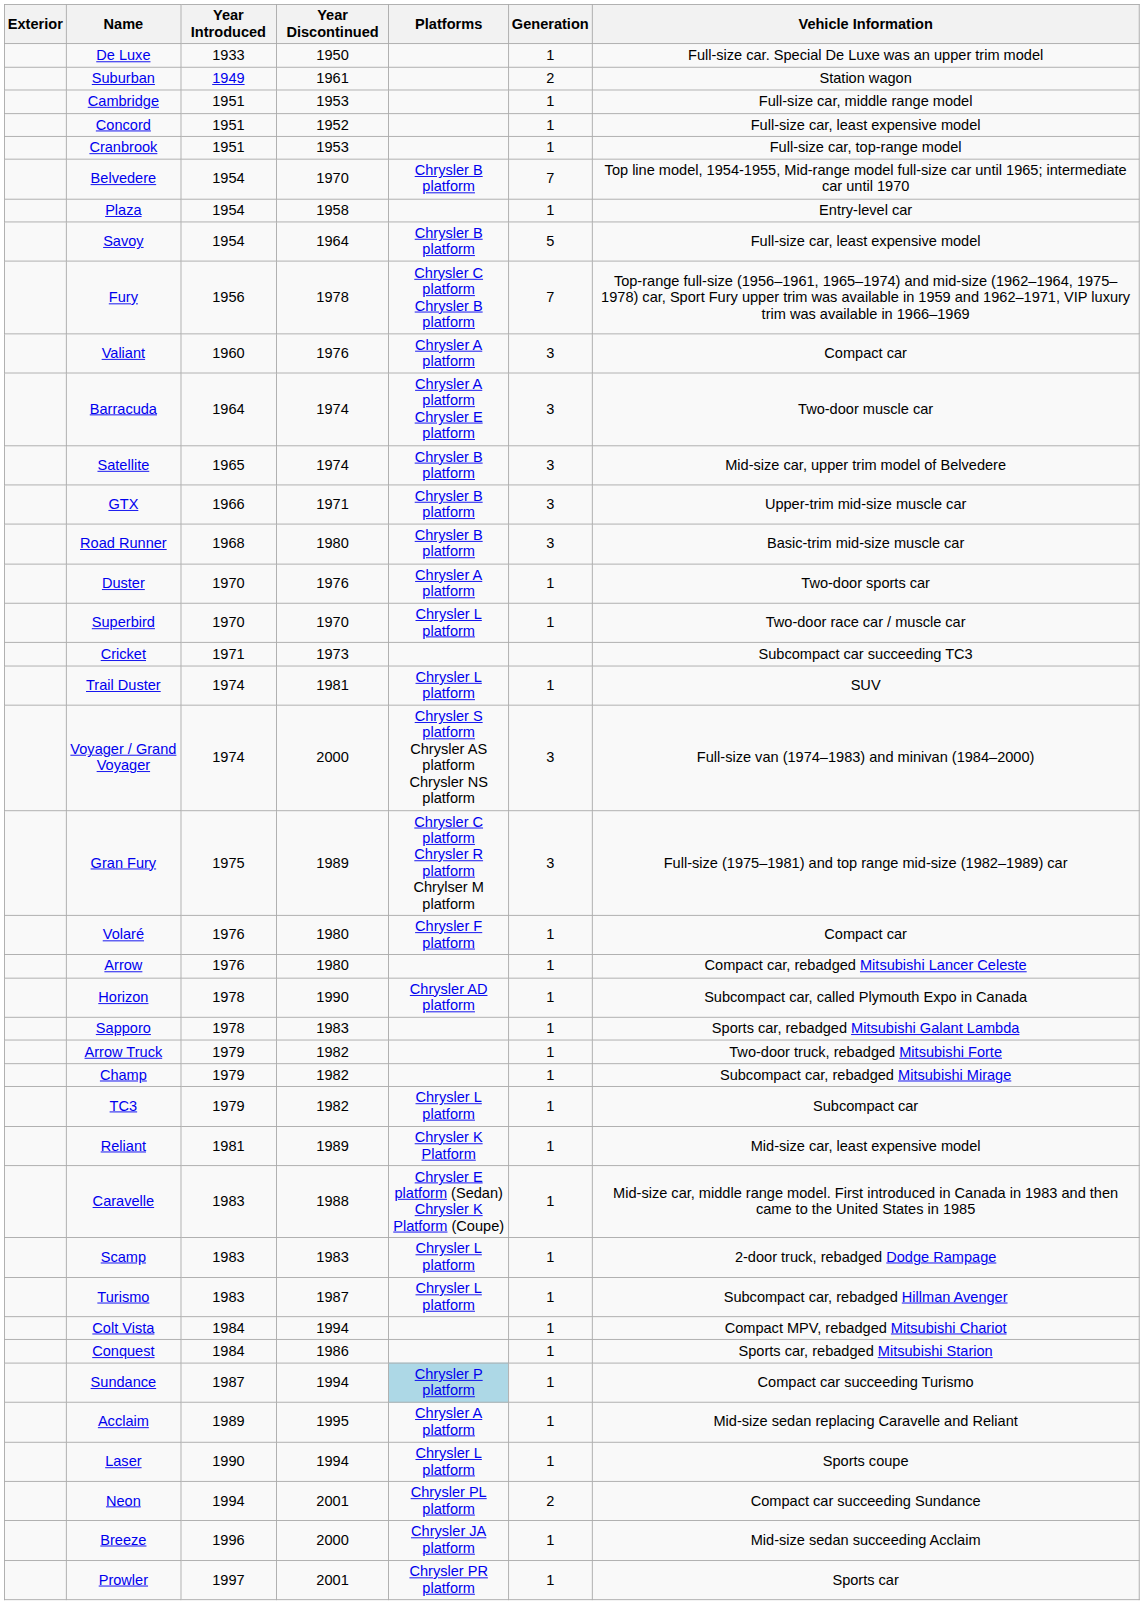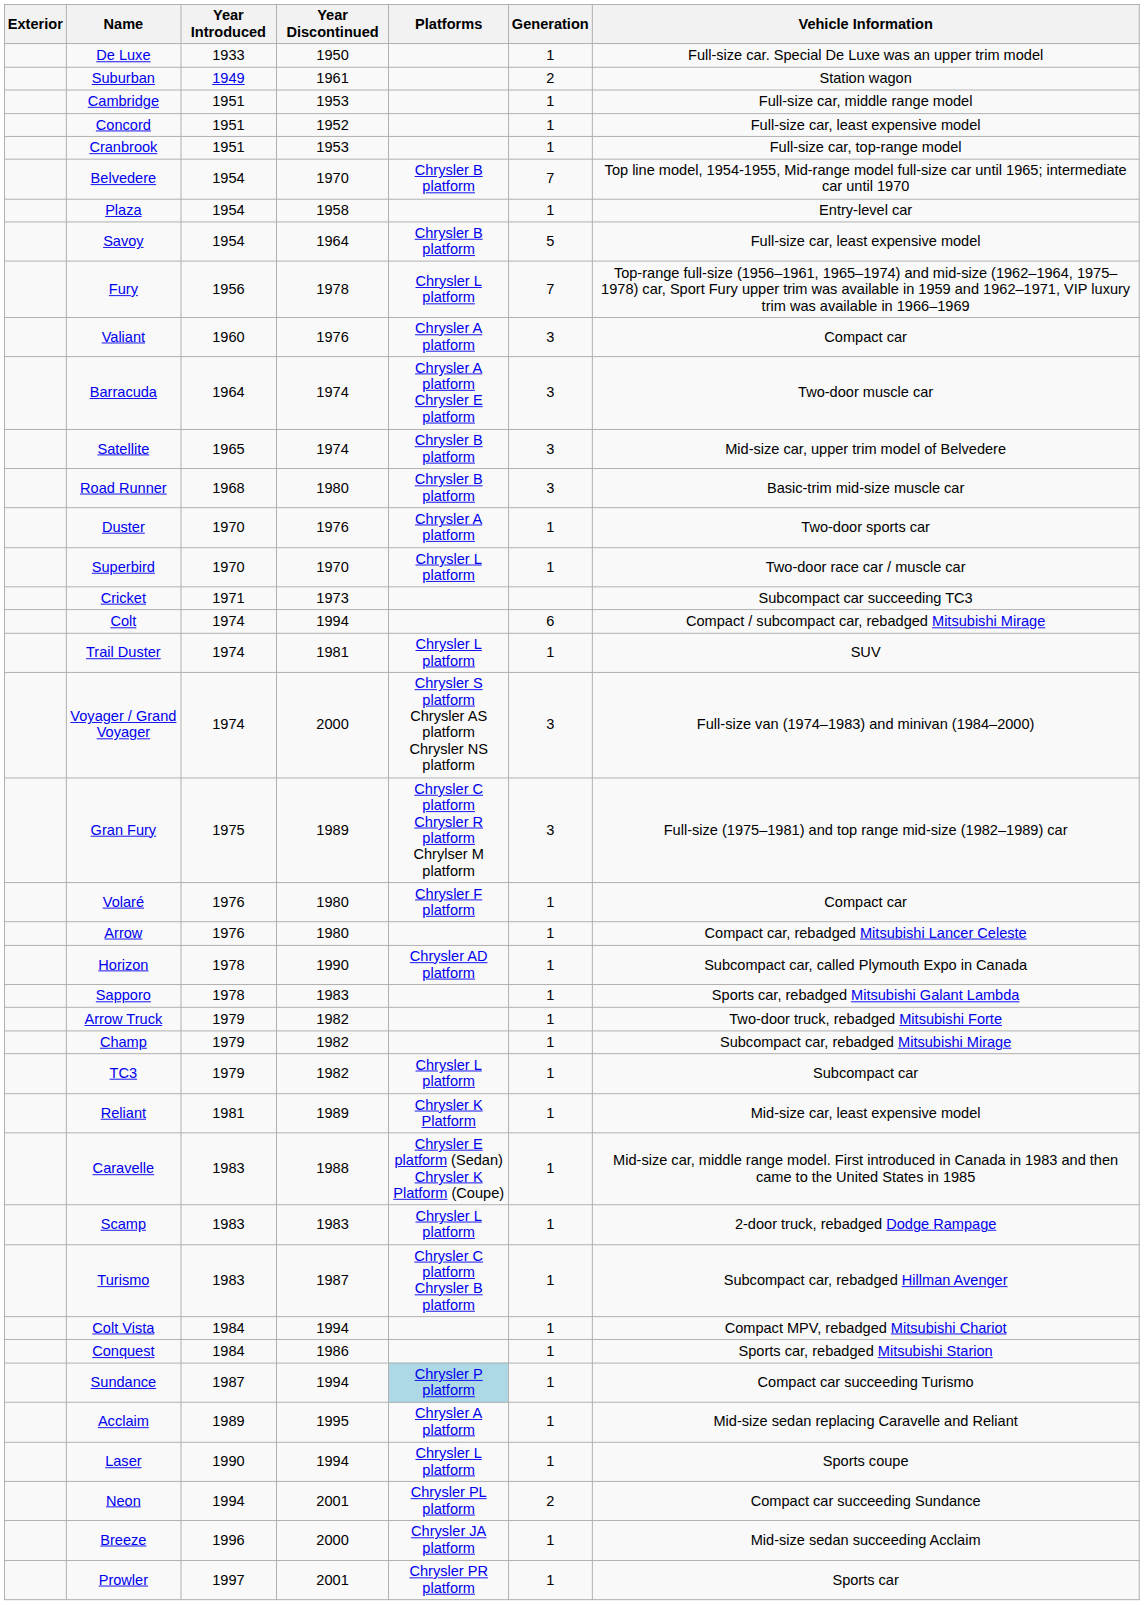(449, 297) Chrysler C platform Chrysler B platform -> (449, 289) Chrysler L platform
- row: (123, 504)
+ row: (123, 621)
(449, 1296) Chrysler L platform -> (449, 1280) Chrysler C platform Chrysler B platform
